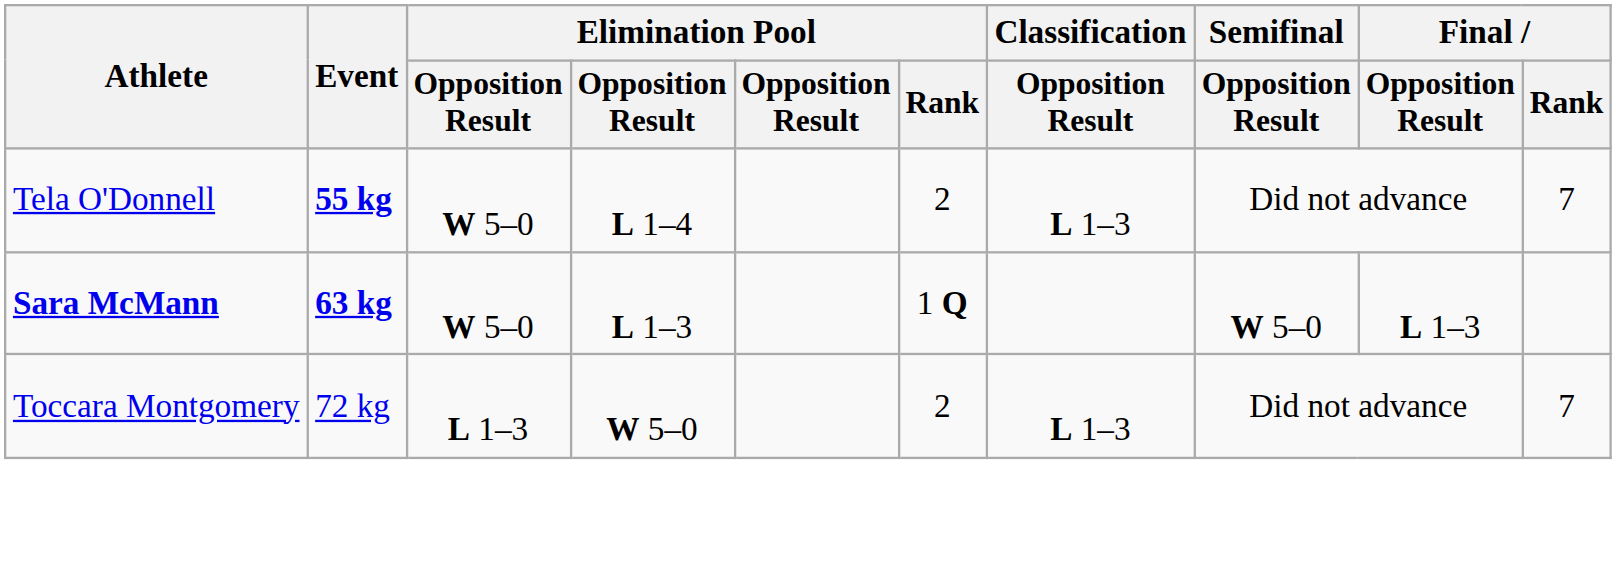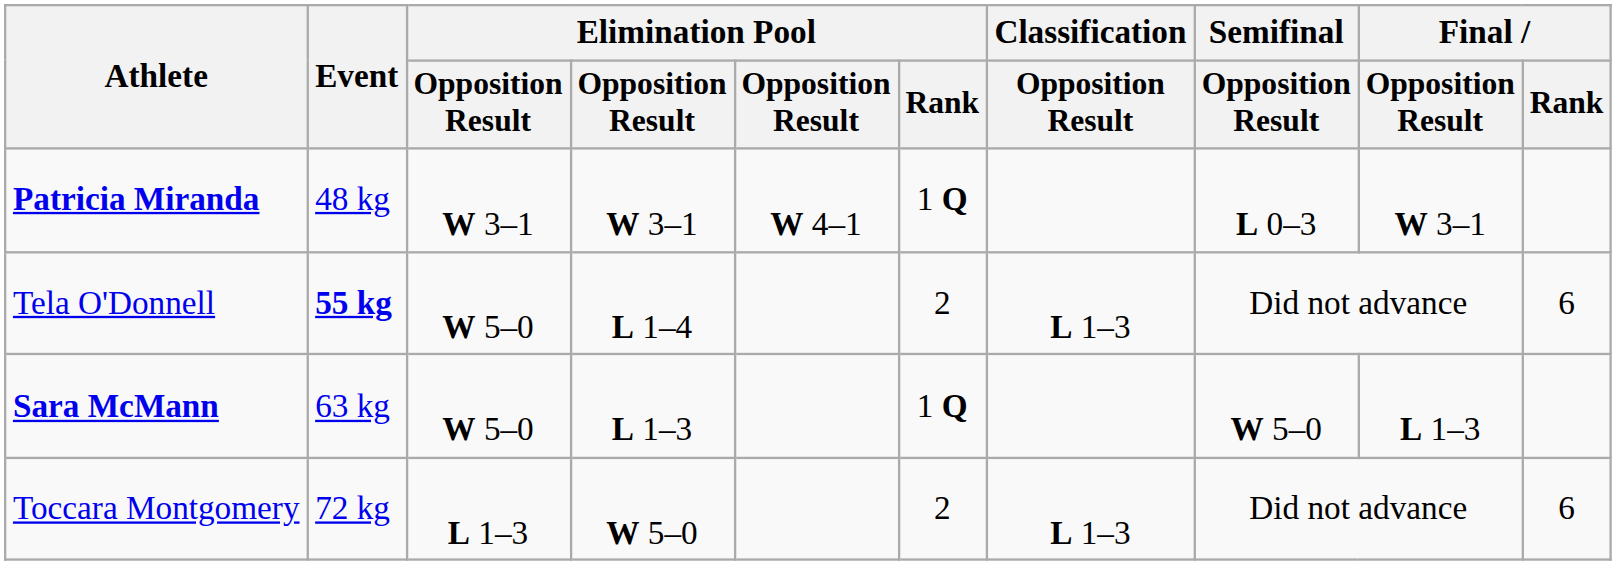+ row: (136, 200)
(1567, 200) 7 -> (1567, 302) 6
(353, 302) bold -> (353, 405) normal
(1567, 405) 7 -> (1567, 508) 6
